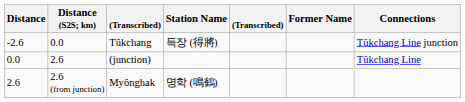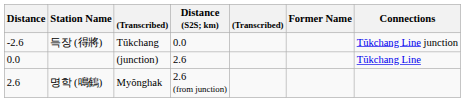columns swapped: (77, 18) <-> (196, 18)
